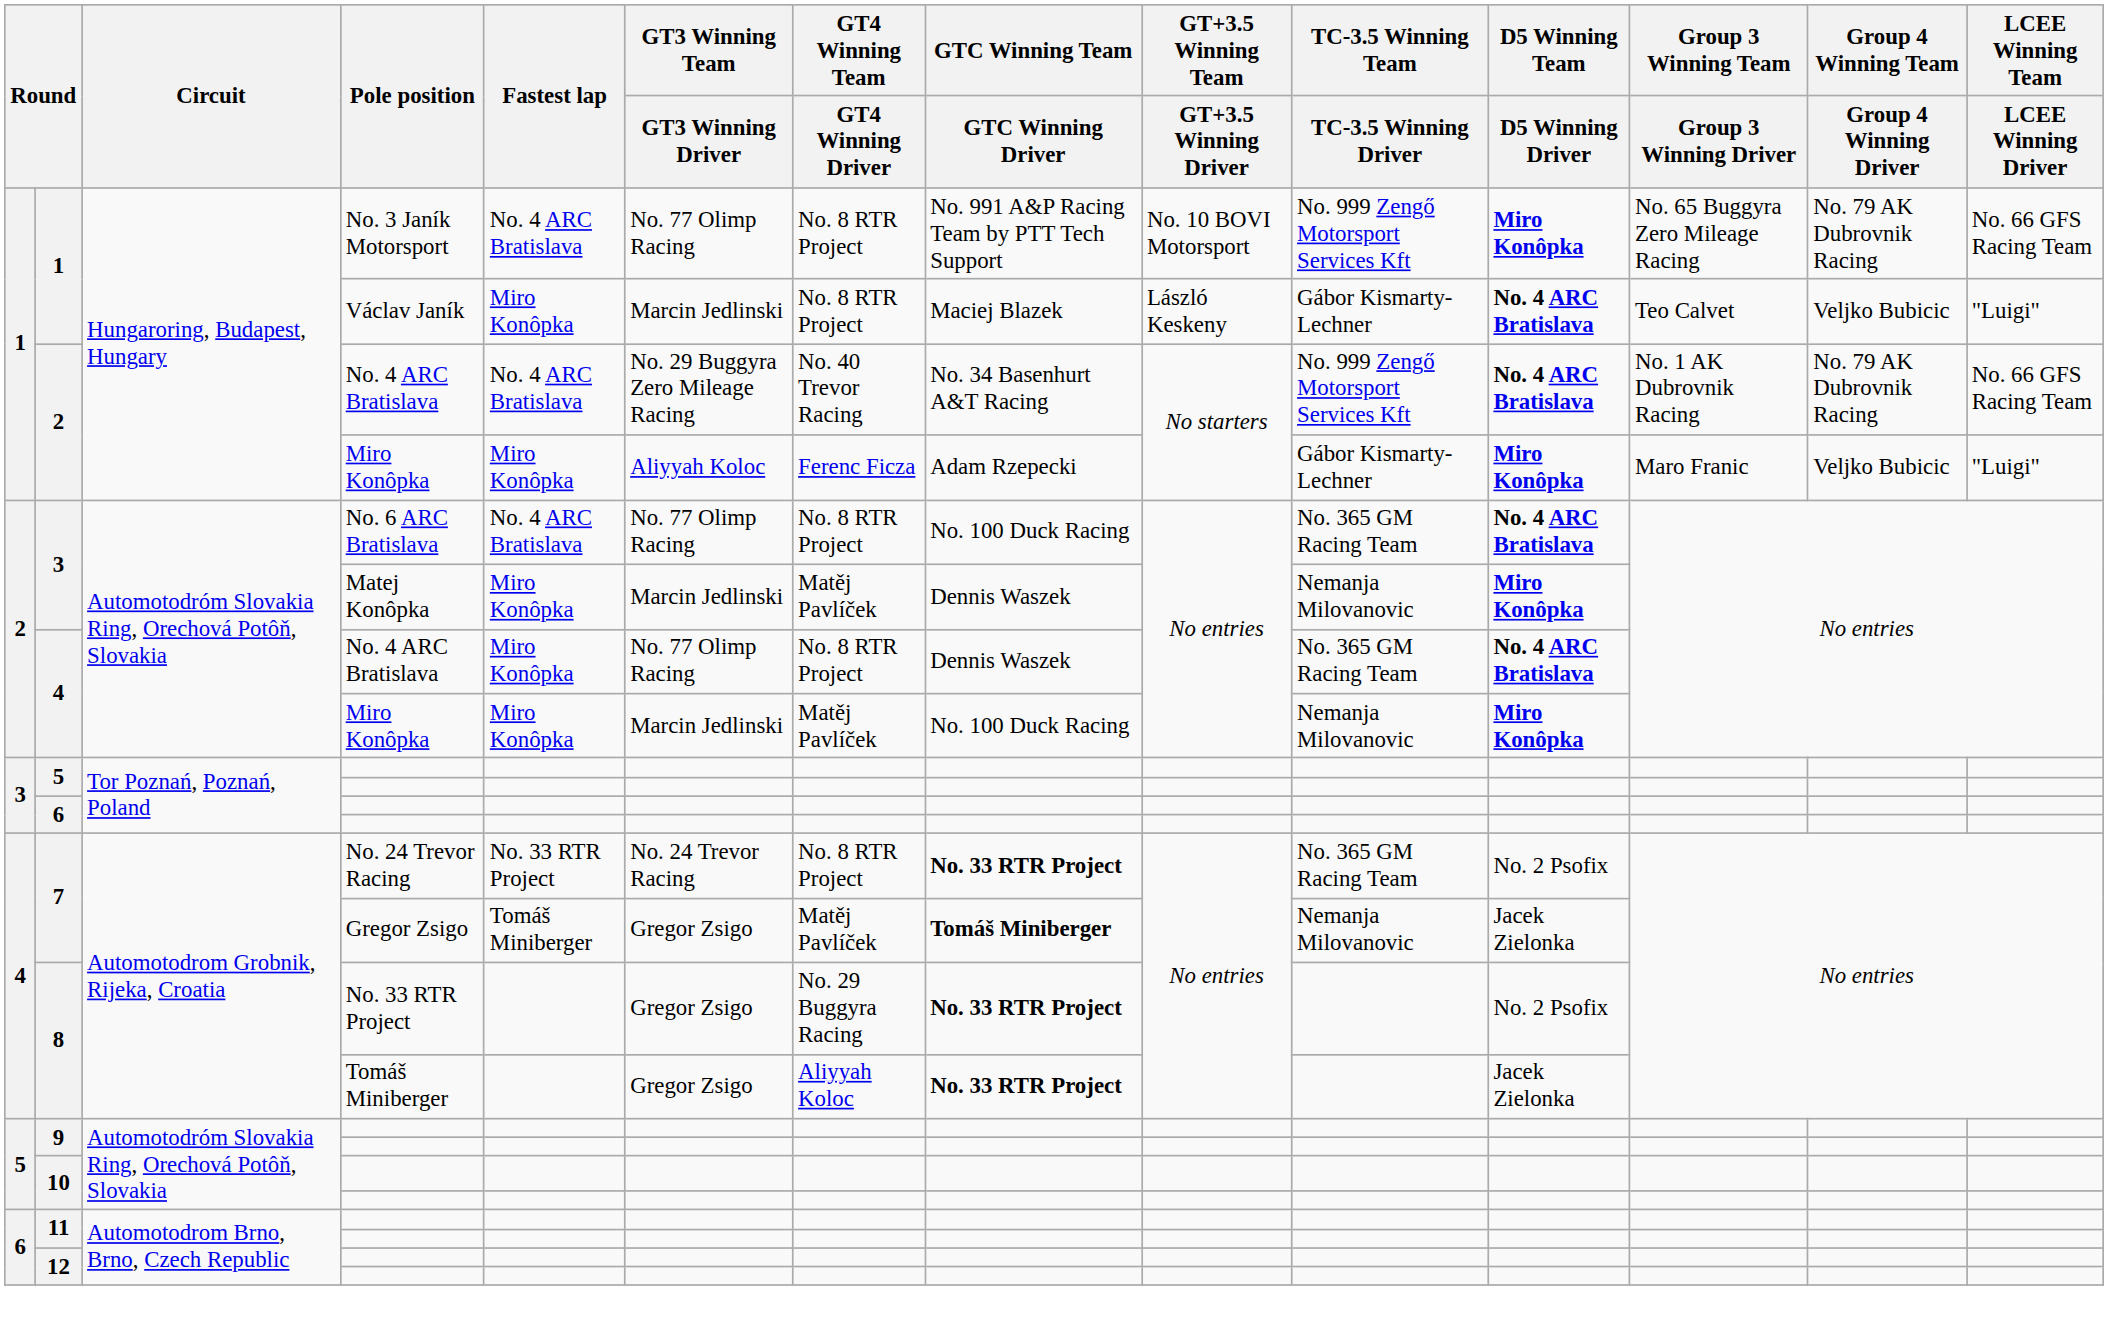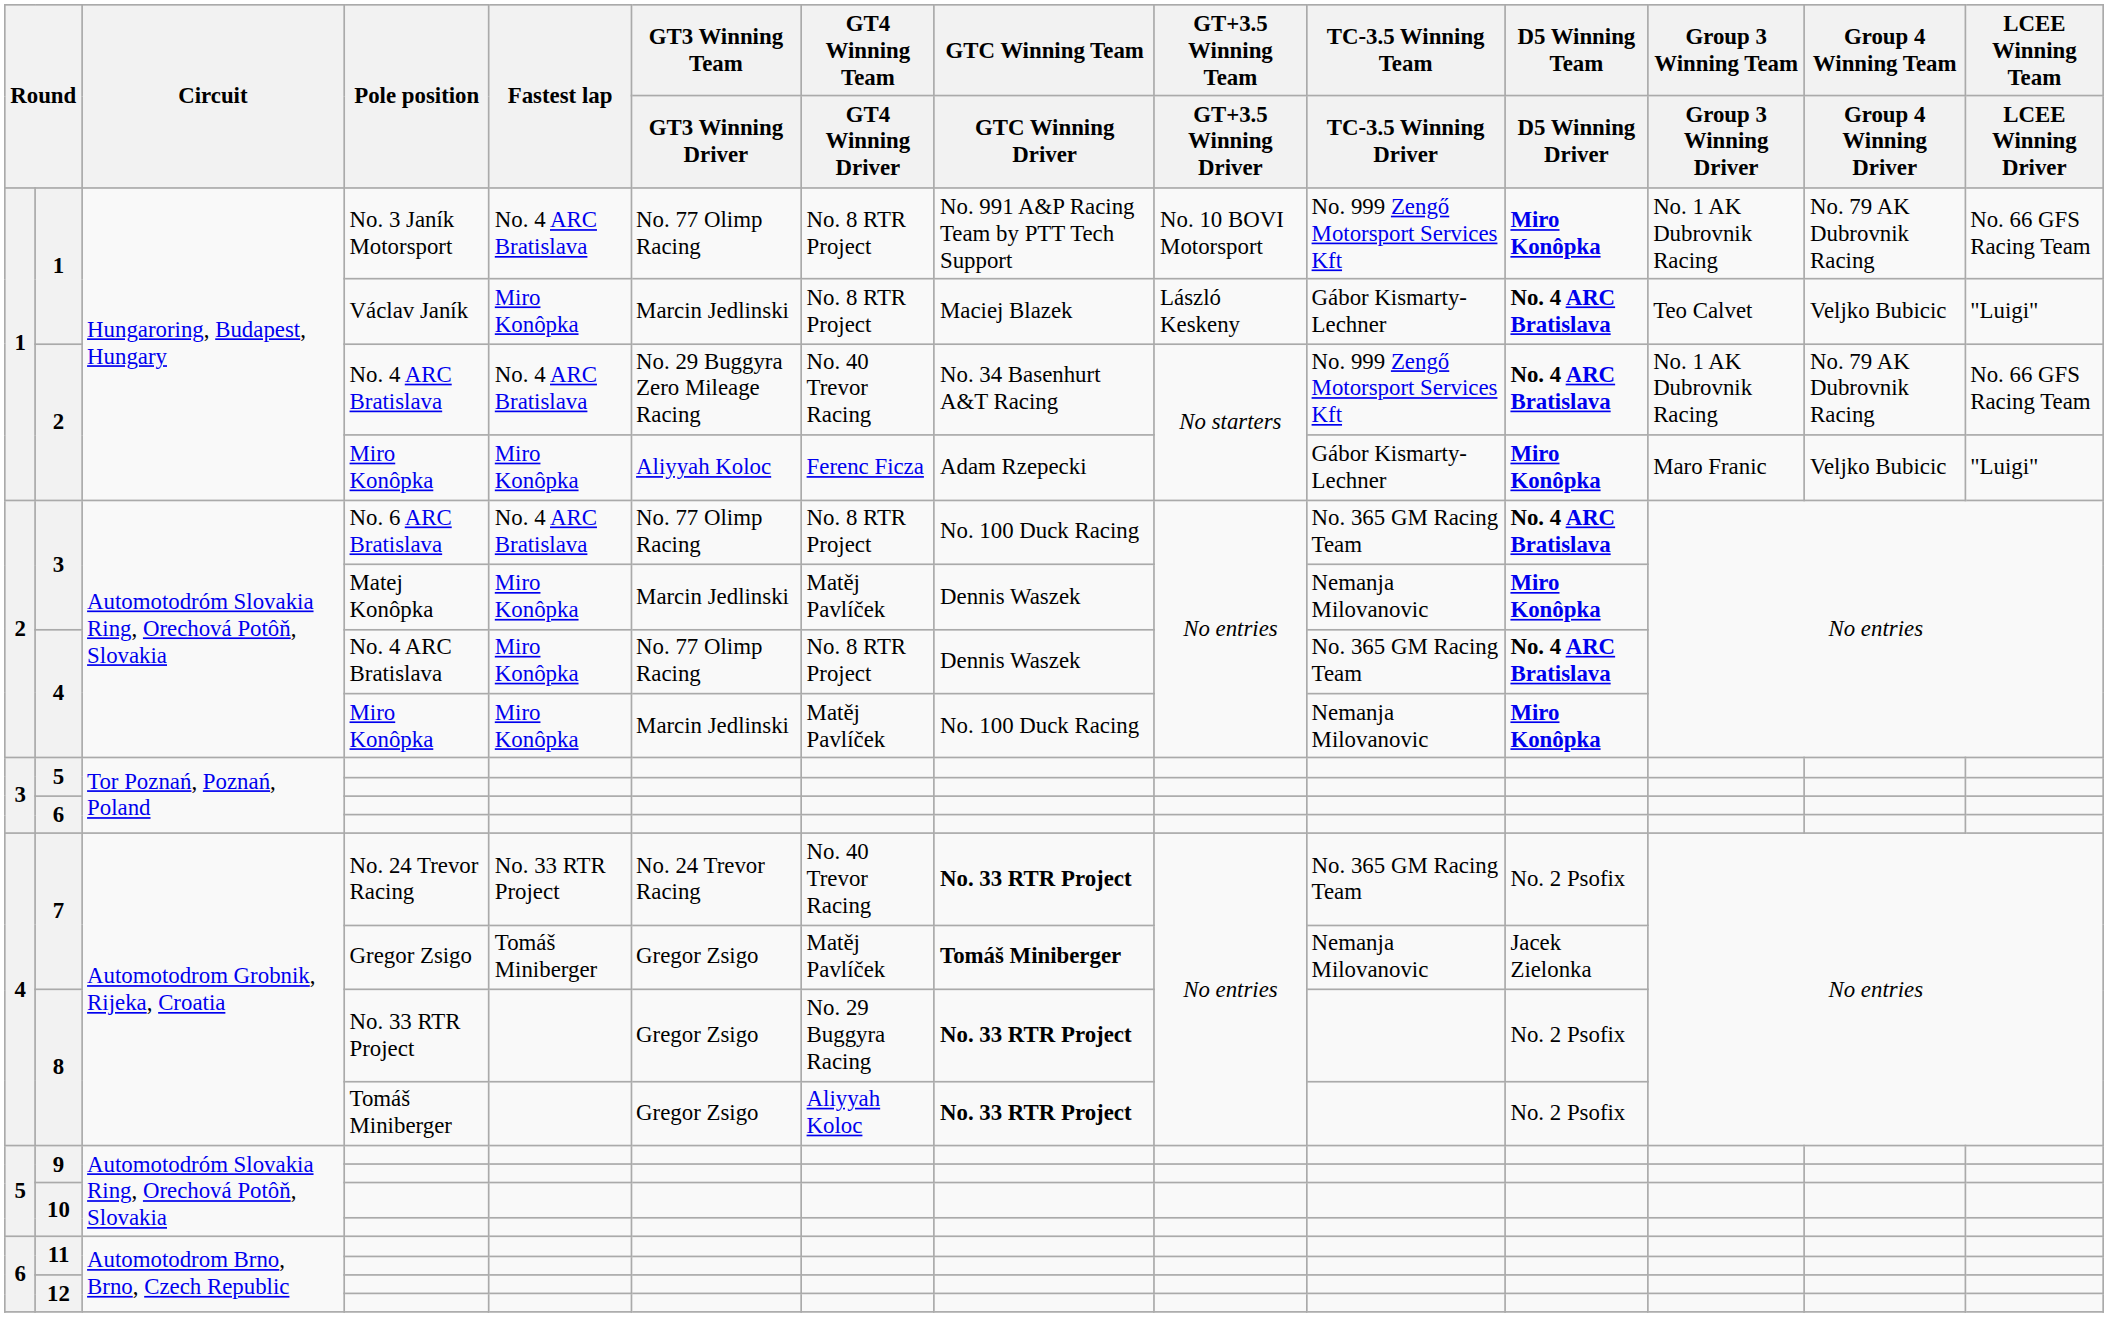(1708, 232) No. 65 Buggyra Zero Mileage Racing -> (1703, 232) No. 1 AK Dubrovnik Racing
(848, 865) No. 8 RTR Project -> (839, 878) No. 40 Trevor Racing
(1534, 1085) Jacek Zielonka -> (1568, 1112) No. 2 Psofix
